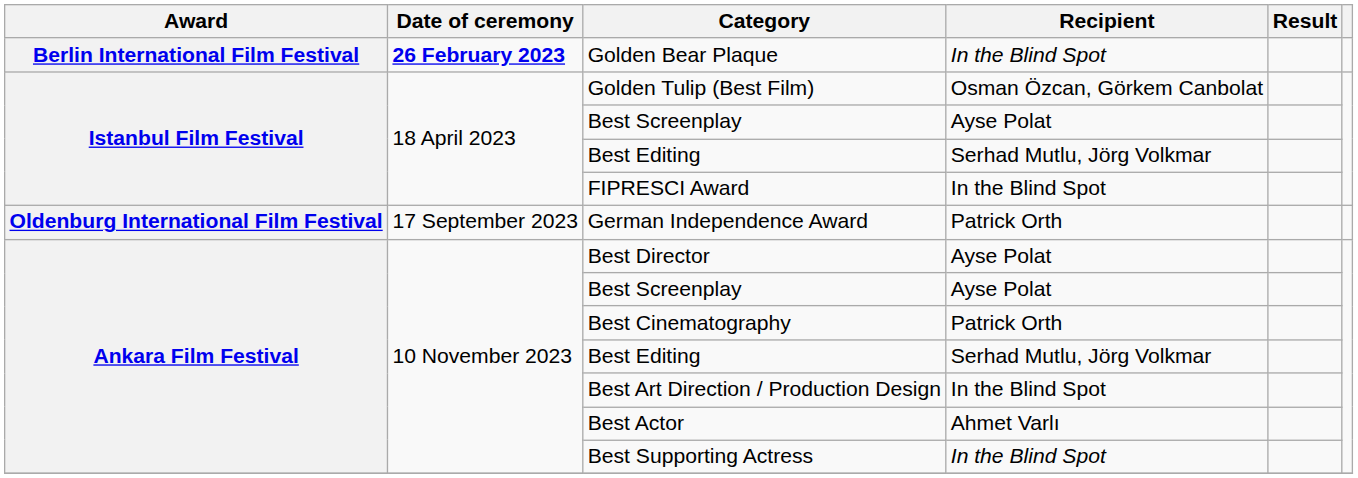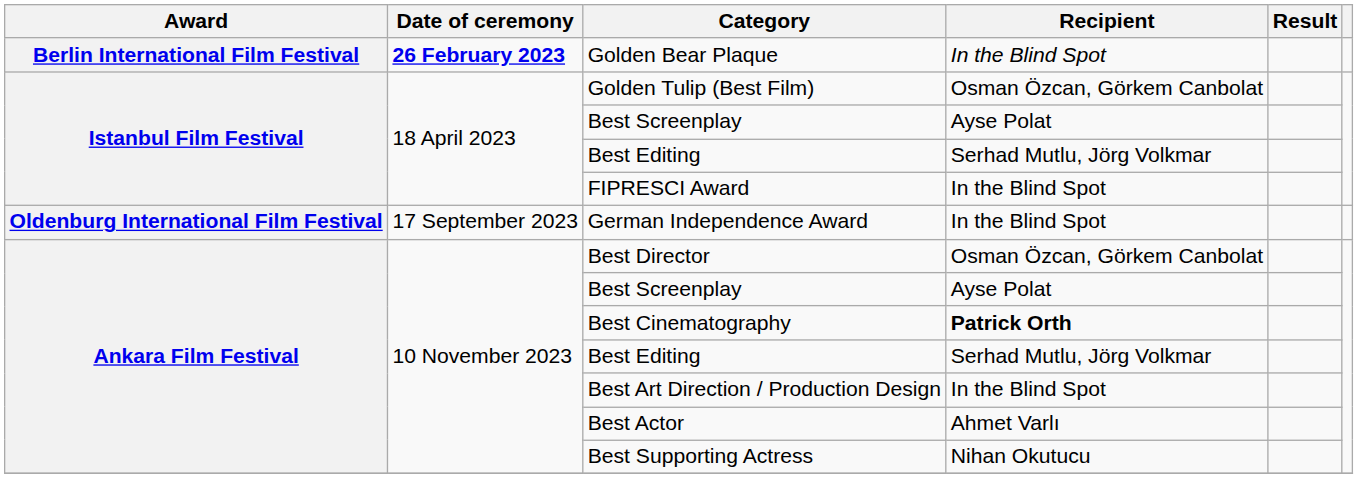(1007, 222) Patrick Orth -> (1028, 222) In the Blind Spot
(1001, 255) Ayse Polat -> (1107, 255) Osman Özcan, Görkem Canbolat
(1007, 322) normal -> (1011, 322) bold
(1028, 456) In the Blind Spot -> (1021, 456) Nihan Okutucu
